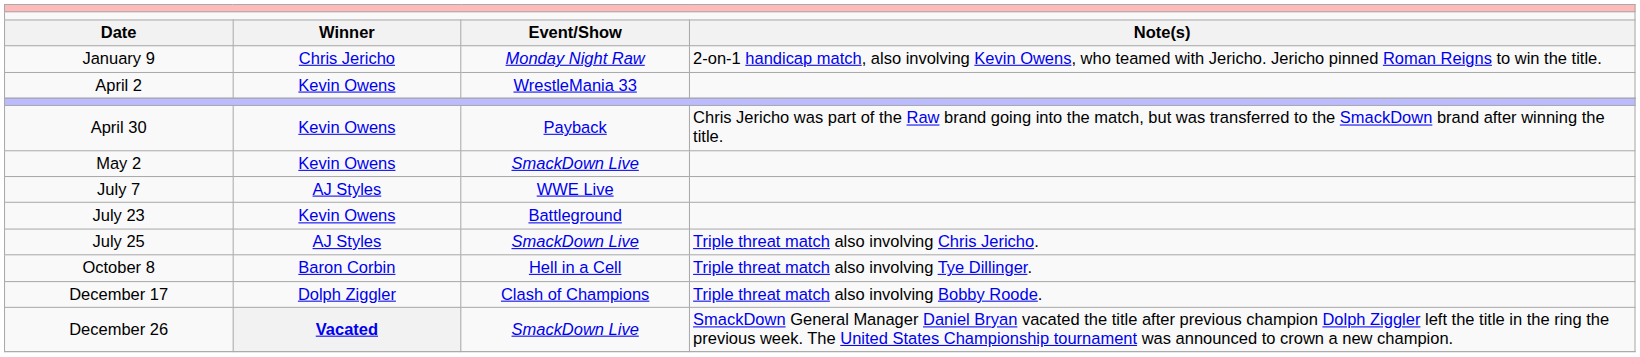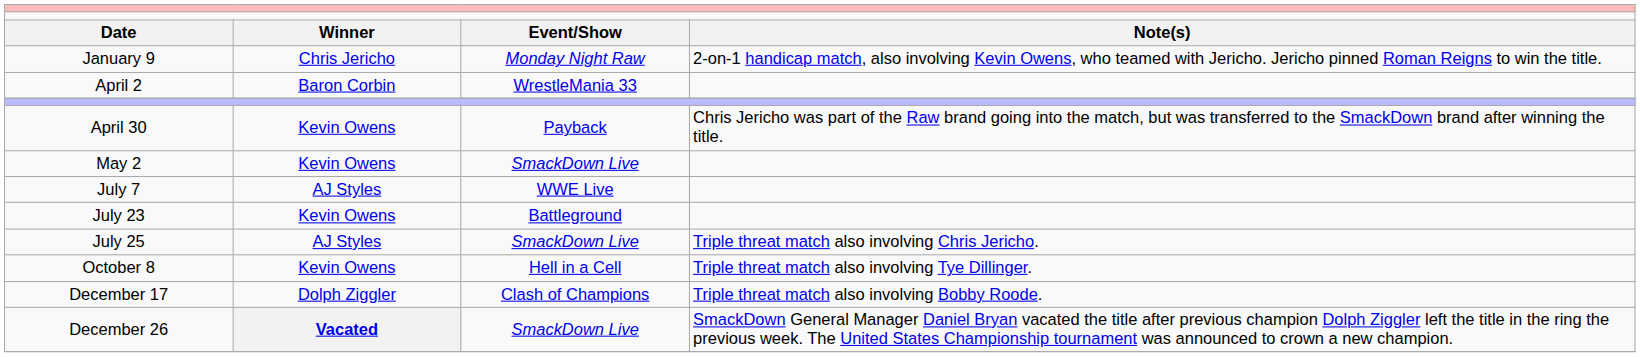(347, 85) Kevin Owens -> (347, 85) Baron Corbin
(347, 267) Baron Corbin -> (347, 267) Kevin Owens
